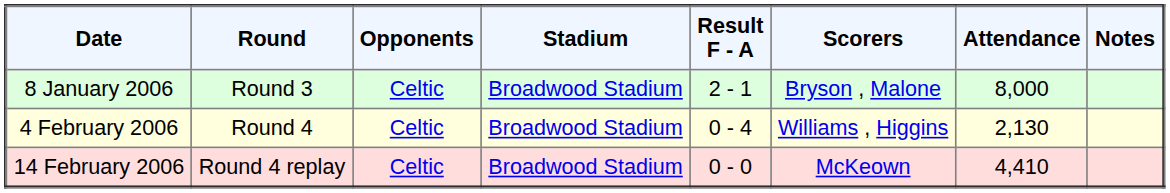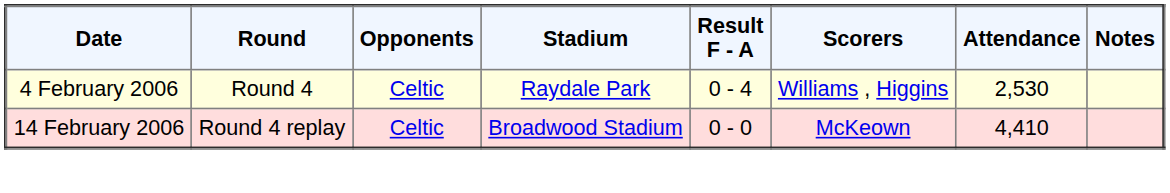- row: (99, 89)
(586, 128) Broadwood Stadium -> (586, 89) Raydale Park
(1022, 128) 2,130 -> (1022, 89) 2,530
